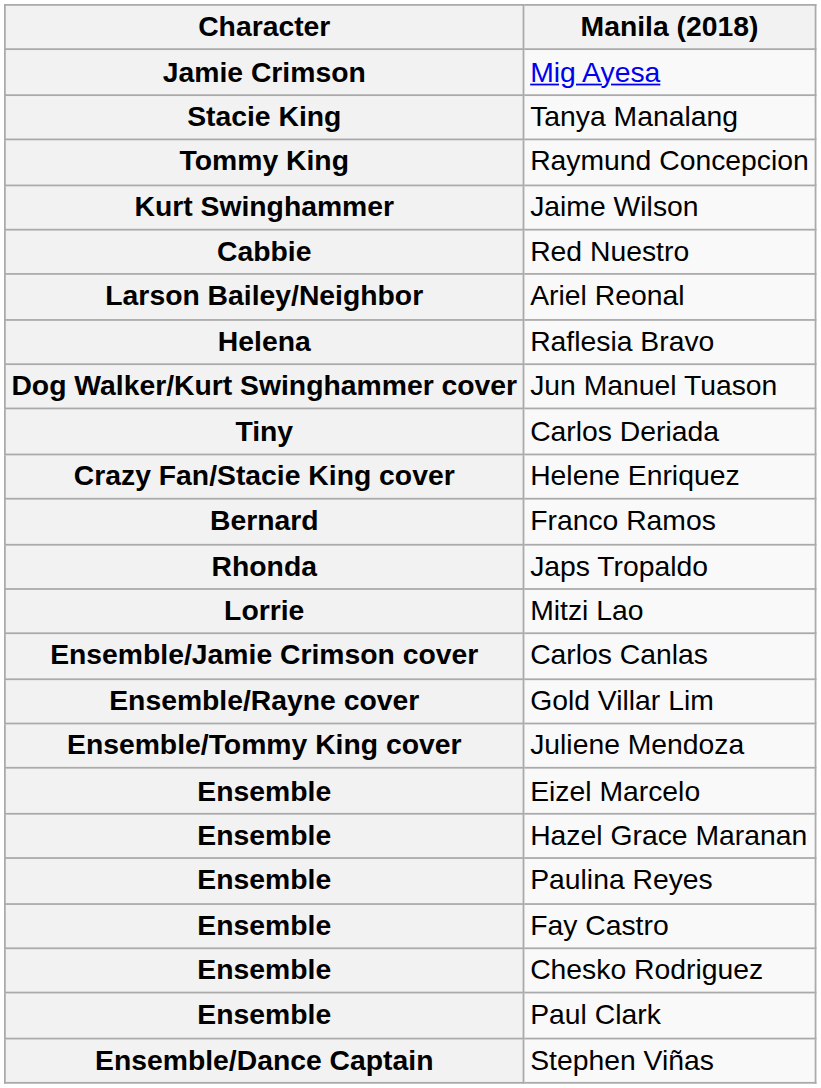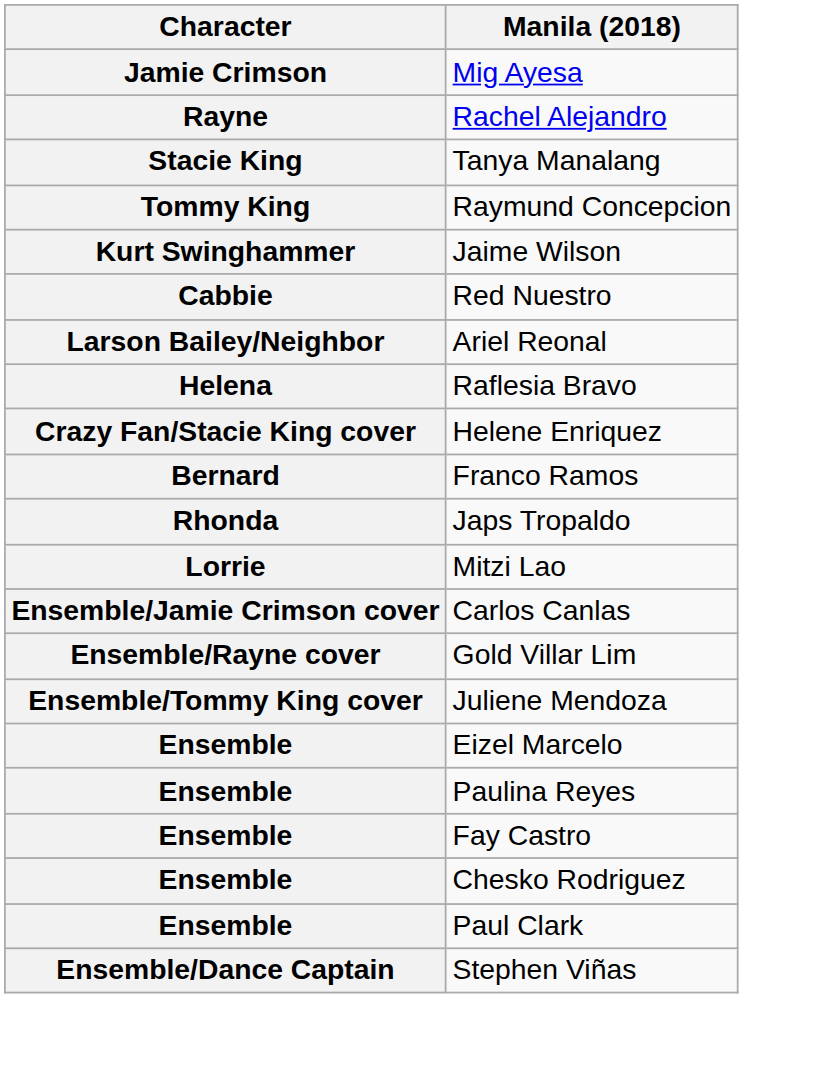+ row: (560, 116)
- row: (654, 386)
- row: (625, 431)
- row: (669, 835)
